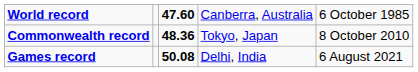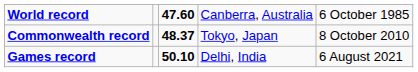(178, 35) 48.36 -> (178, 35) 48.37
(178, 56) 50.08 -> (178, 56) 50.10
